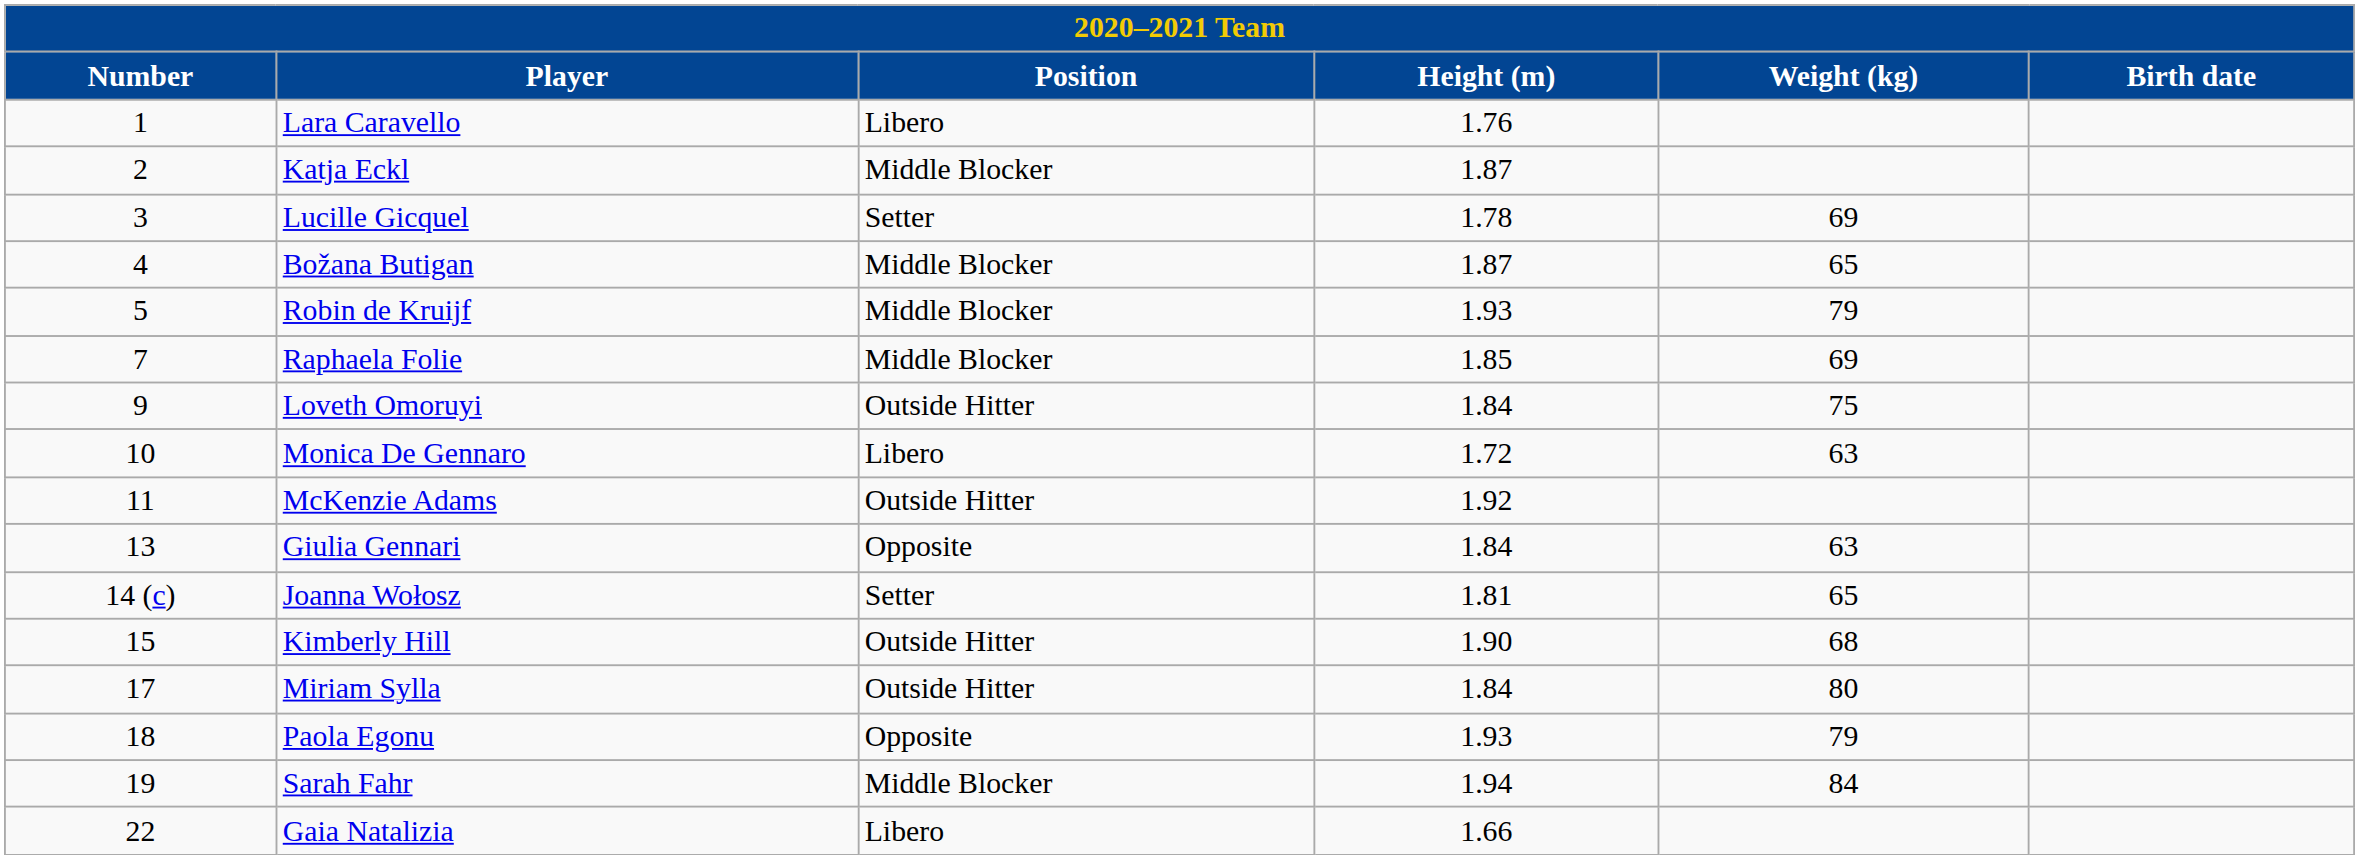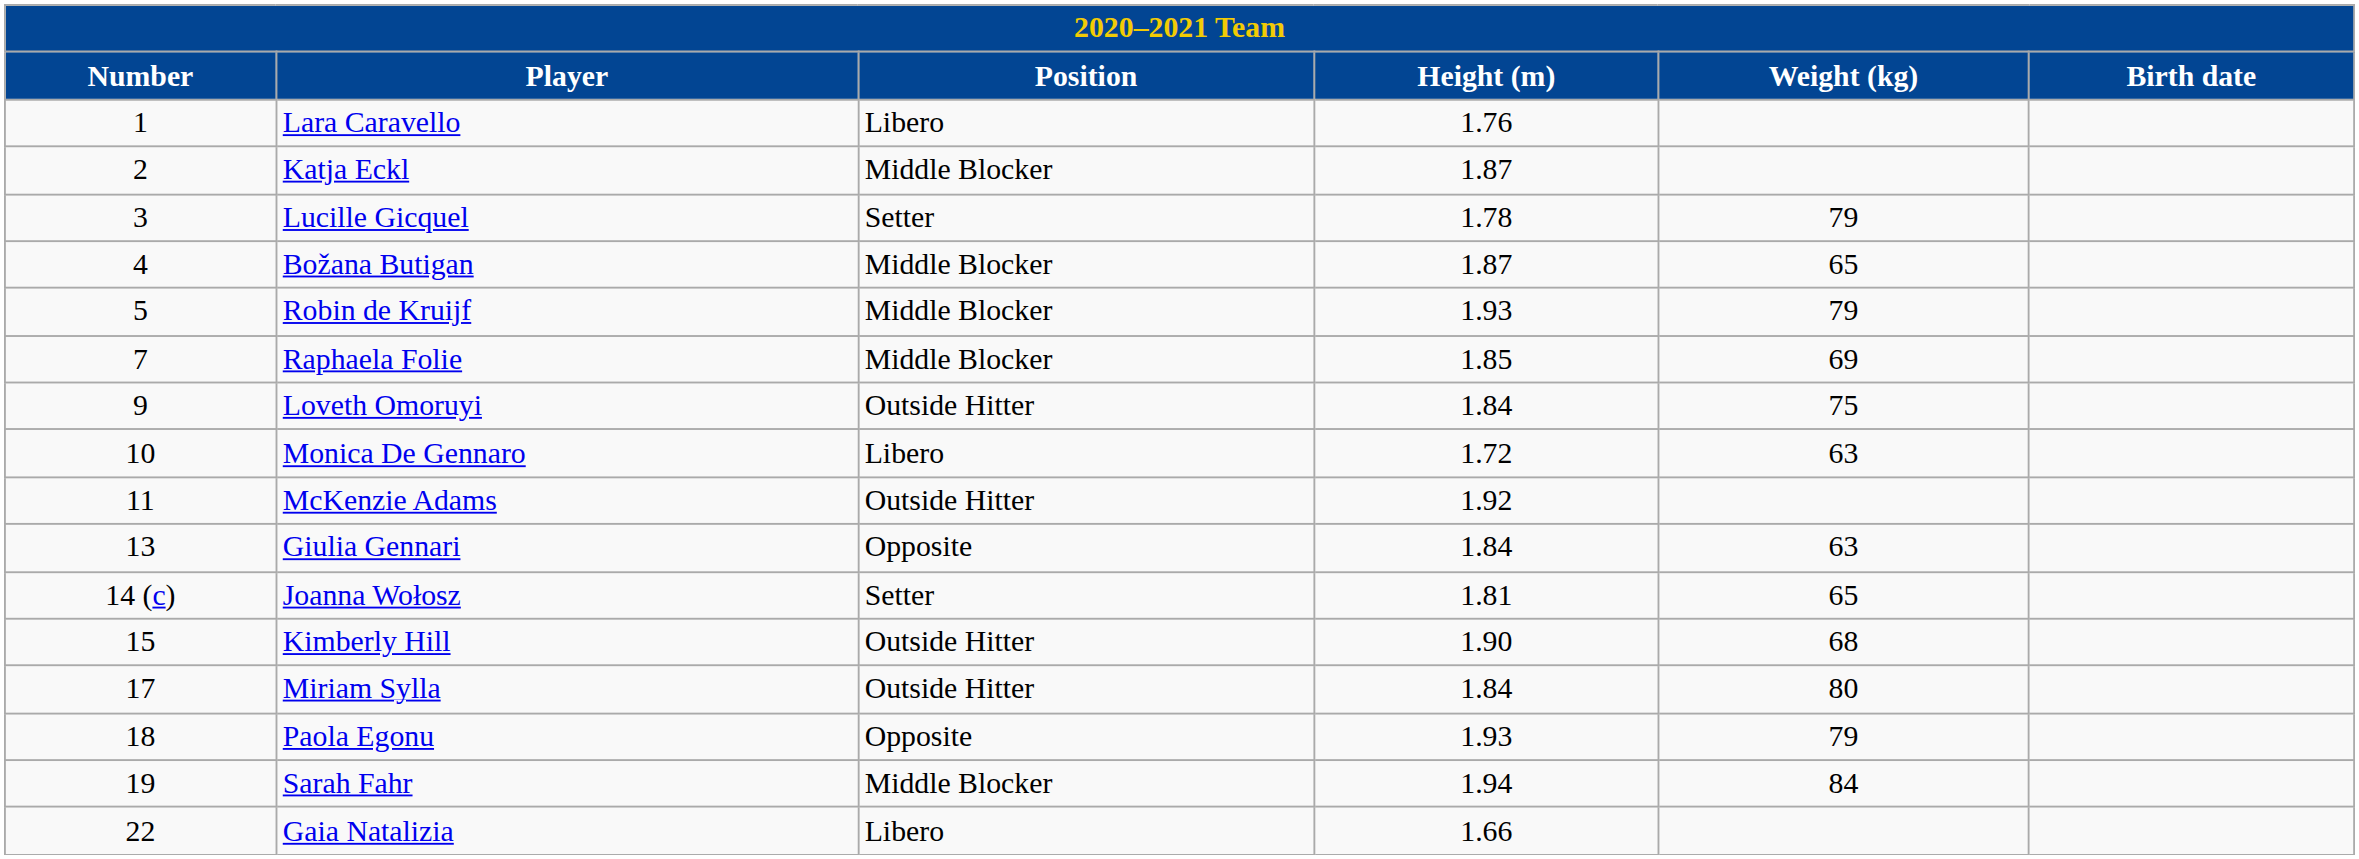(1843, 216) 69 -> (1843, 216) 79
